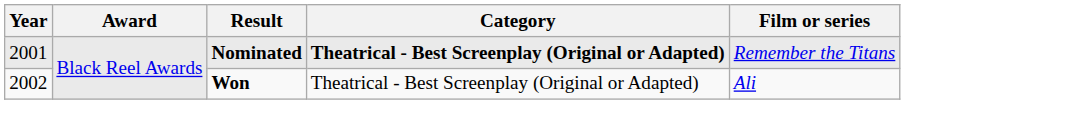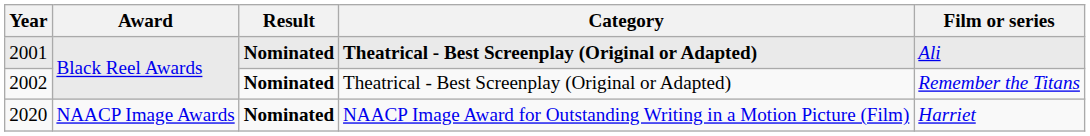(815, 52) Remember the Titans -> (929, 52) Ali
(231, 83) Won -> (289, 83) Nominated
(745, 83) Ali -> (999, 83) Remember the Titans
+ row: (28, 115)
